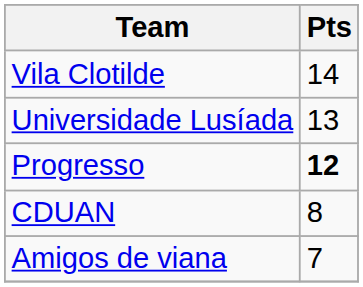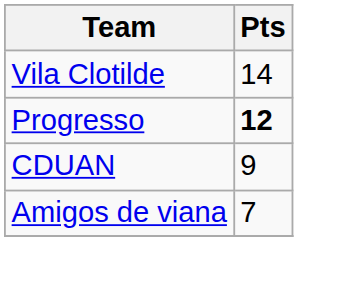- row: (152, 119)
(315, 212) 8 -> (248, 166) 9
